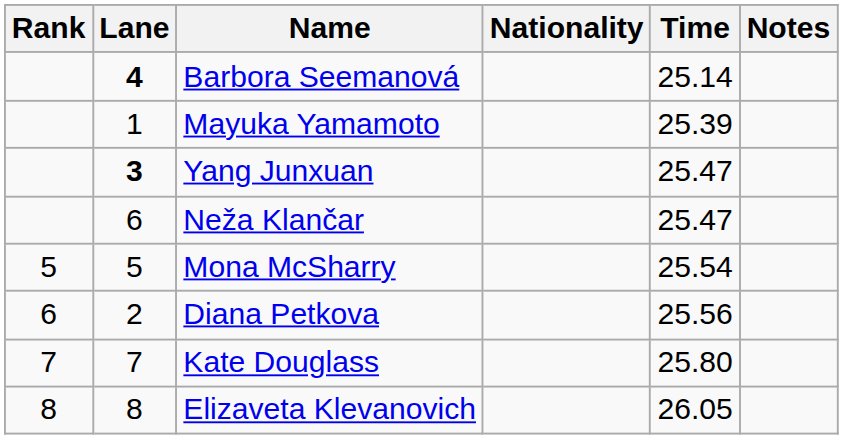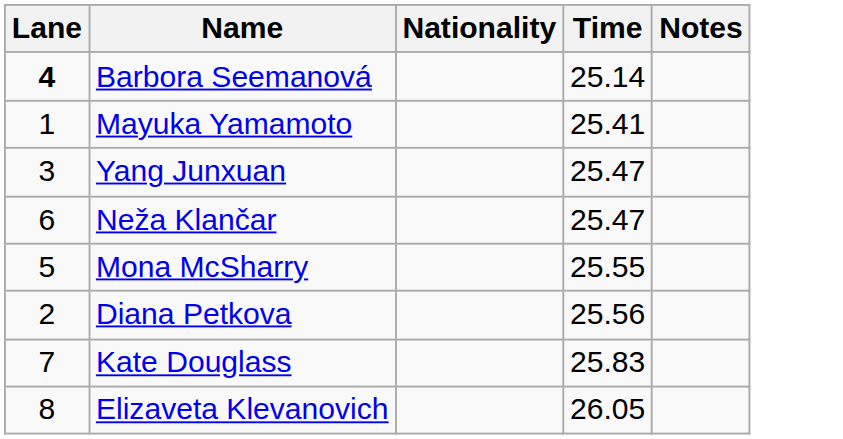- column: (49, 28)
(695, 123) 25.39 -> (608, 123) 25.41
(134, 171) bold -> (47, 171) normal
(695, 266) 25.54 -> (608, 266) 25.55
(695, 362) 25.80 -> (608, 362) 25.83
